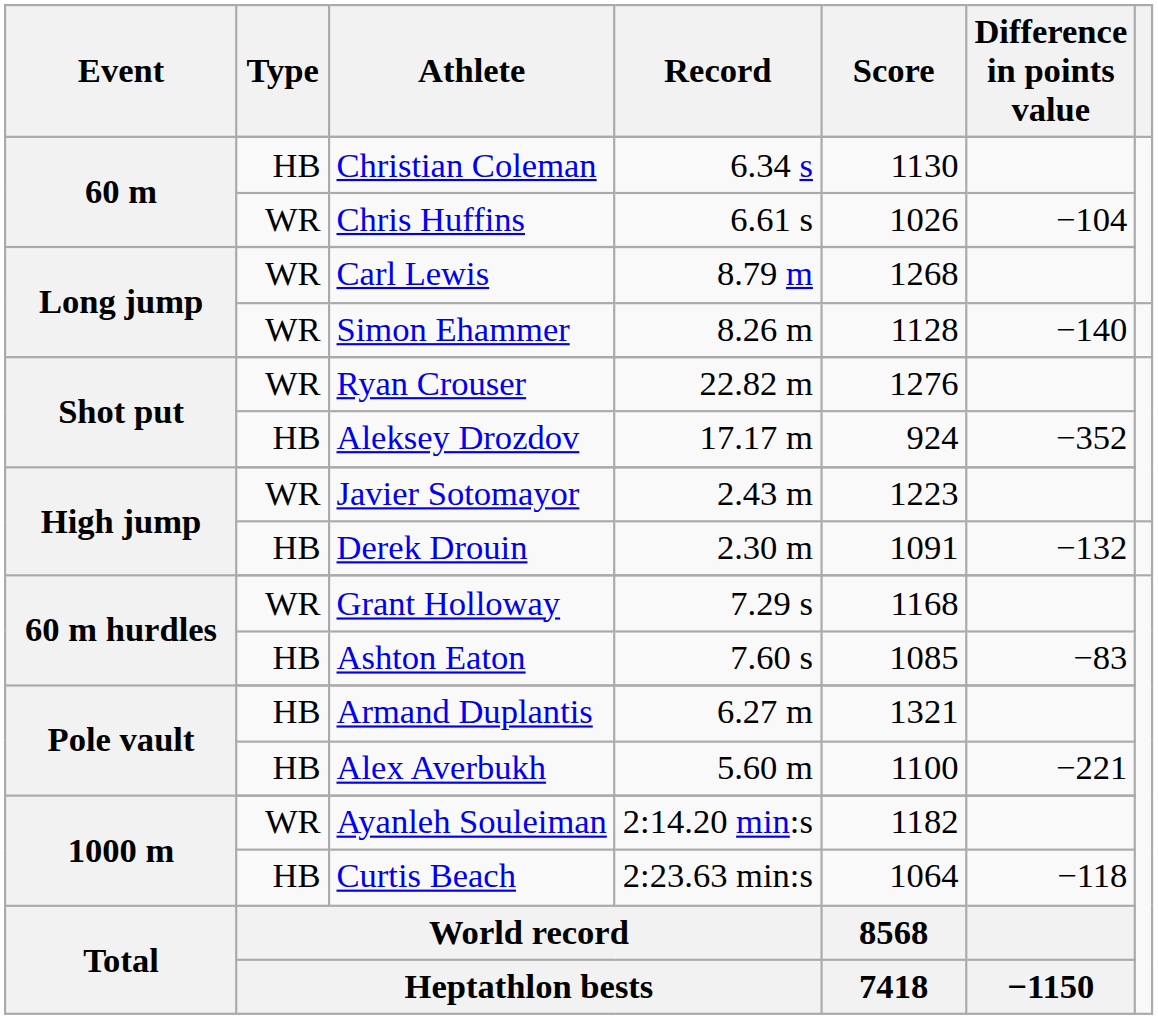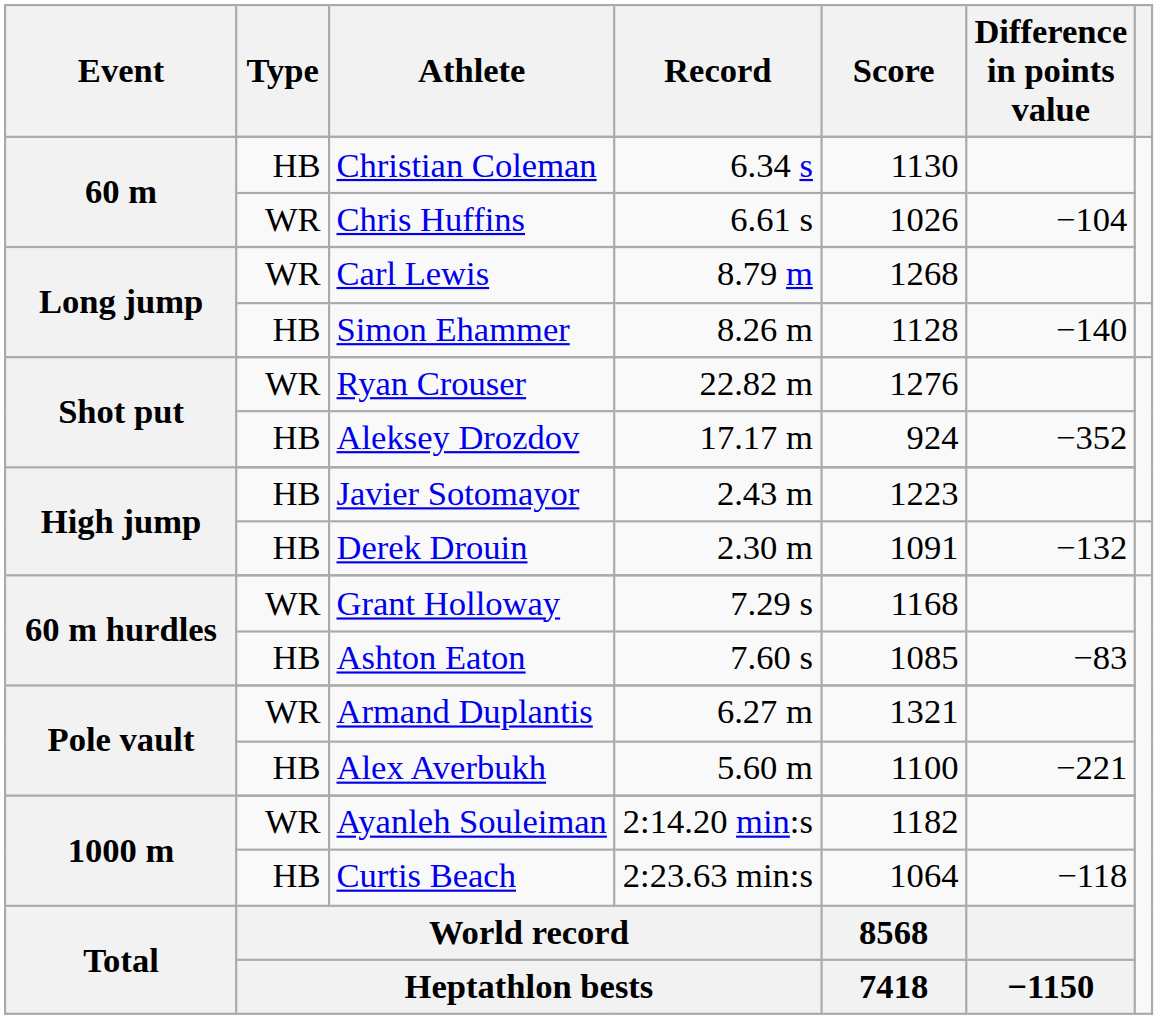(293, 328) WR -> (297, 328) HB
(293, 493) WR -> (297, 493) HB
(297, 712) HB -> (293, 712) WR
